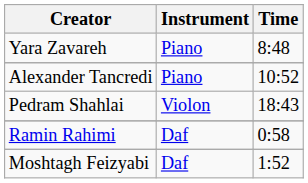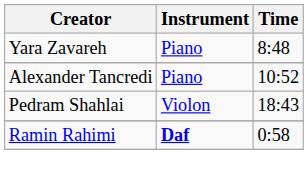(175, 134) normal -> (175, 134) bold
- row: (79, 163)
